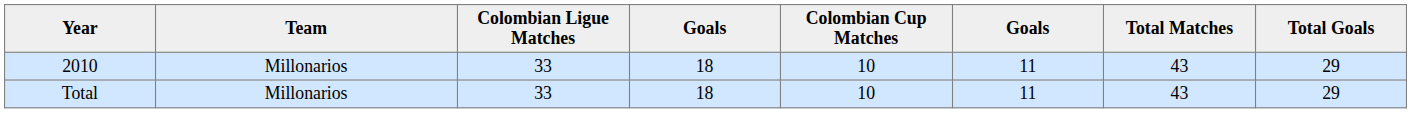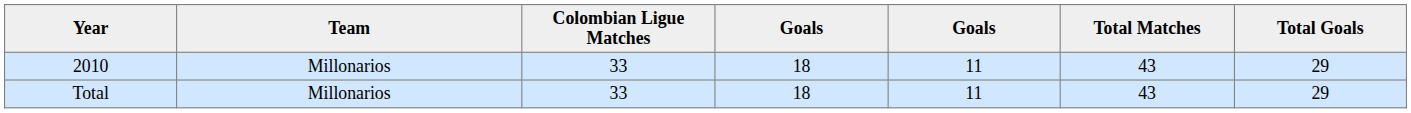- column: (866, 28)
